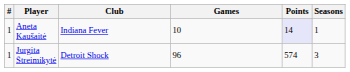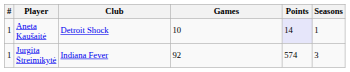(84, 31) Indiana Fever -> (85, 31) Detroit Shock
(85, 55) Detroit Shock -> (84, 55) Indiana Fever
(177, 55) 96 -> (177, 55) 92
